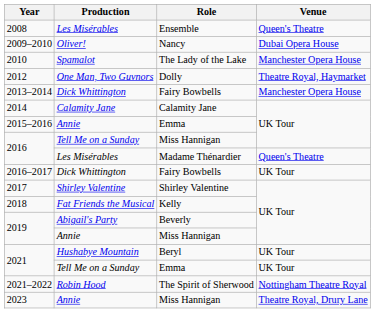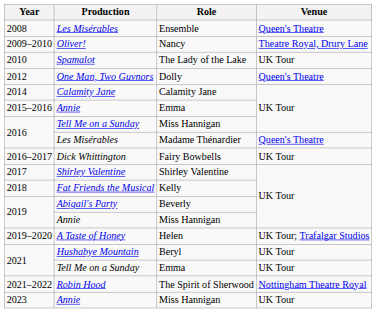(299, 44) Dubai Opera House -> (313, 44) Theatre Royal, Drury Lane
(310, 60) Manchester Opera House -> (276, 60) UK Tour
(312, 76) Theatre Royal, Haymarket -> (291, 76) Queen's Theatre
- row: (29, 92)
+ row: (29, 236)
(313, 300) Theatre Royal, Drury Lane -> (276, 300) UK Tour
